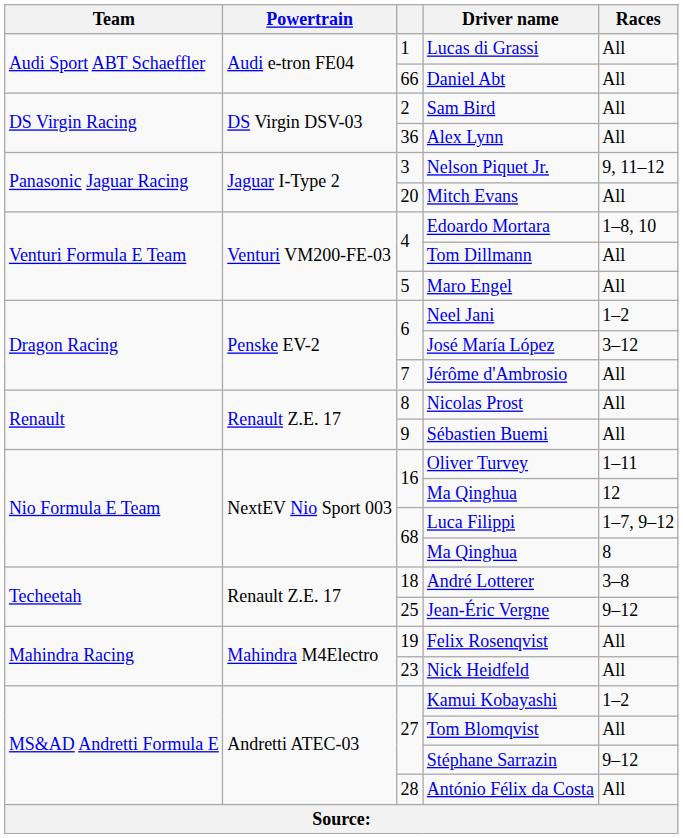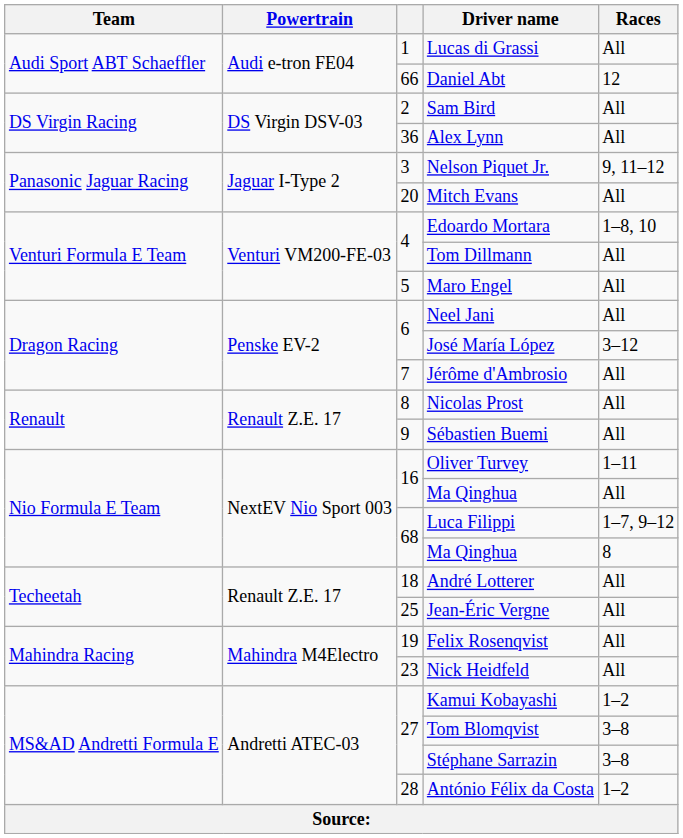(614, 78) All -> (611, 78) 12
(616, 315) 1–2 -> (614, 315) All
(611, 492) 12 -> (614, 492) All
(616, 581) 3–8 -> (614, 581) All
(620, 611) 9–12 -> (614, 611) All
(614, 729) All -> (616, 729) 3–8
(620, 759) 9–12 -> (616, 759) 3–8
(614, 788) All -> (616, 788) 1–2
